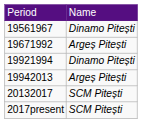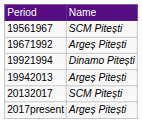(102, 29) Dinamo Pitești -> (96, 29) SCM Pitești
(96, 110) SCM Pitești -> (98, 110) Argeș Pitești
